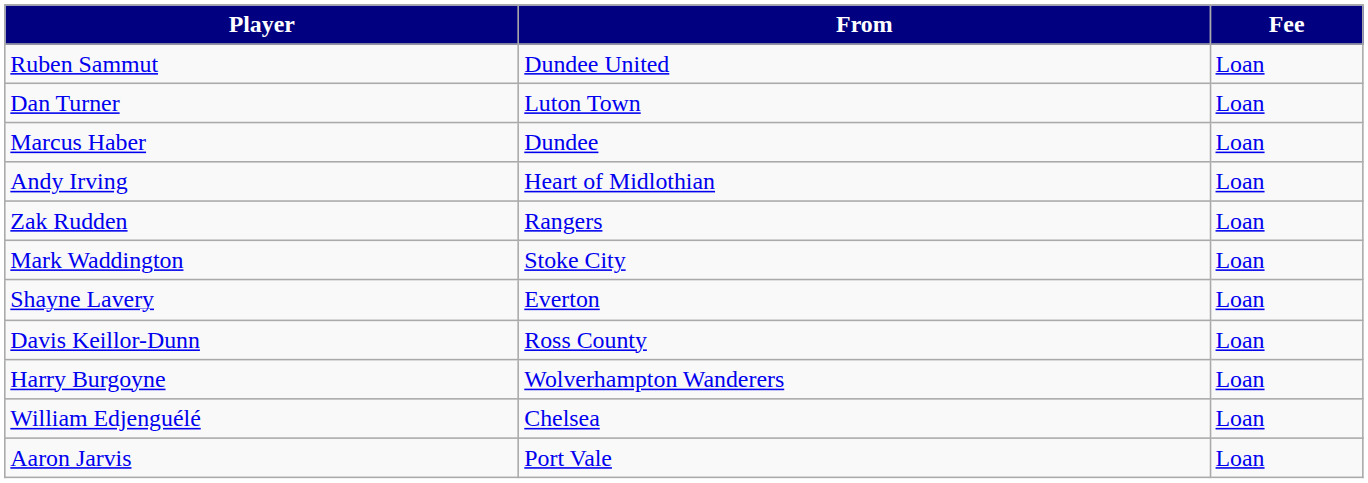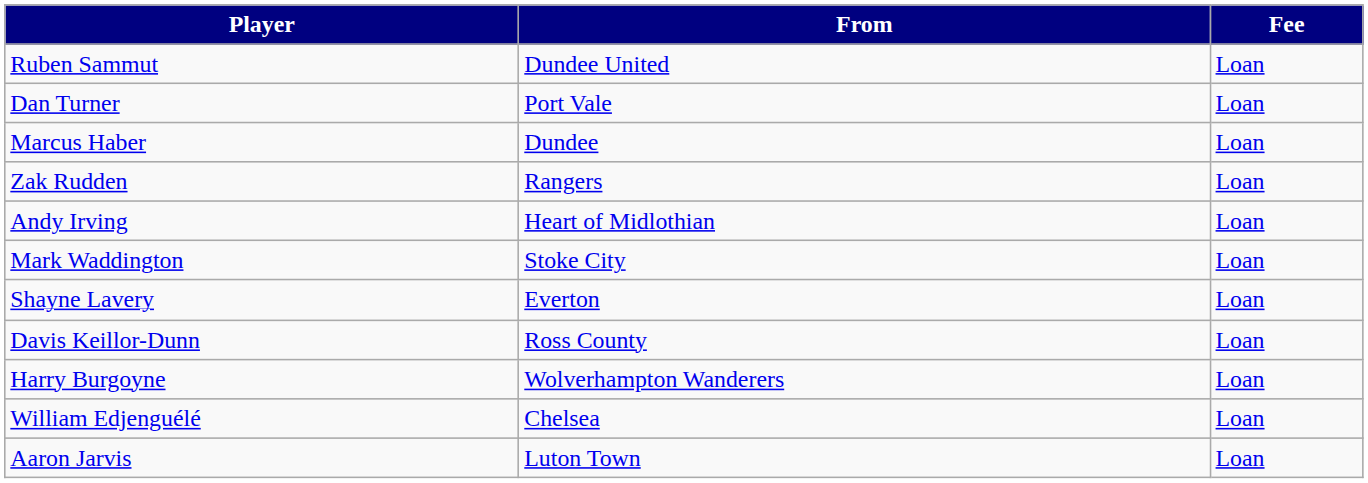(583, 103) Luton Town -> (568, 103) Port Vale
rows swapped: (69, 181) <-> (69, 221)
(568, 457) Port Vale -> (583, 457) Luton Town
